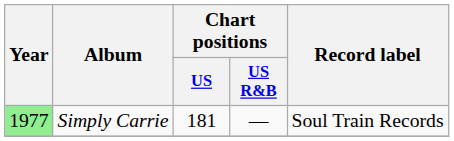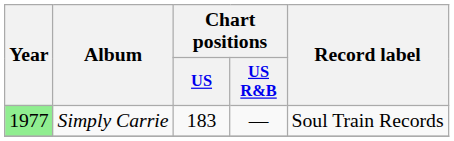(202, 120) 181 -> (202, 120) 183
